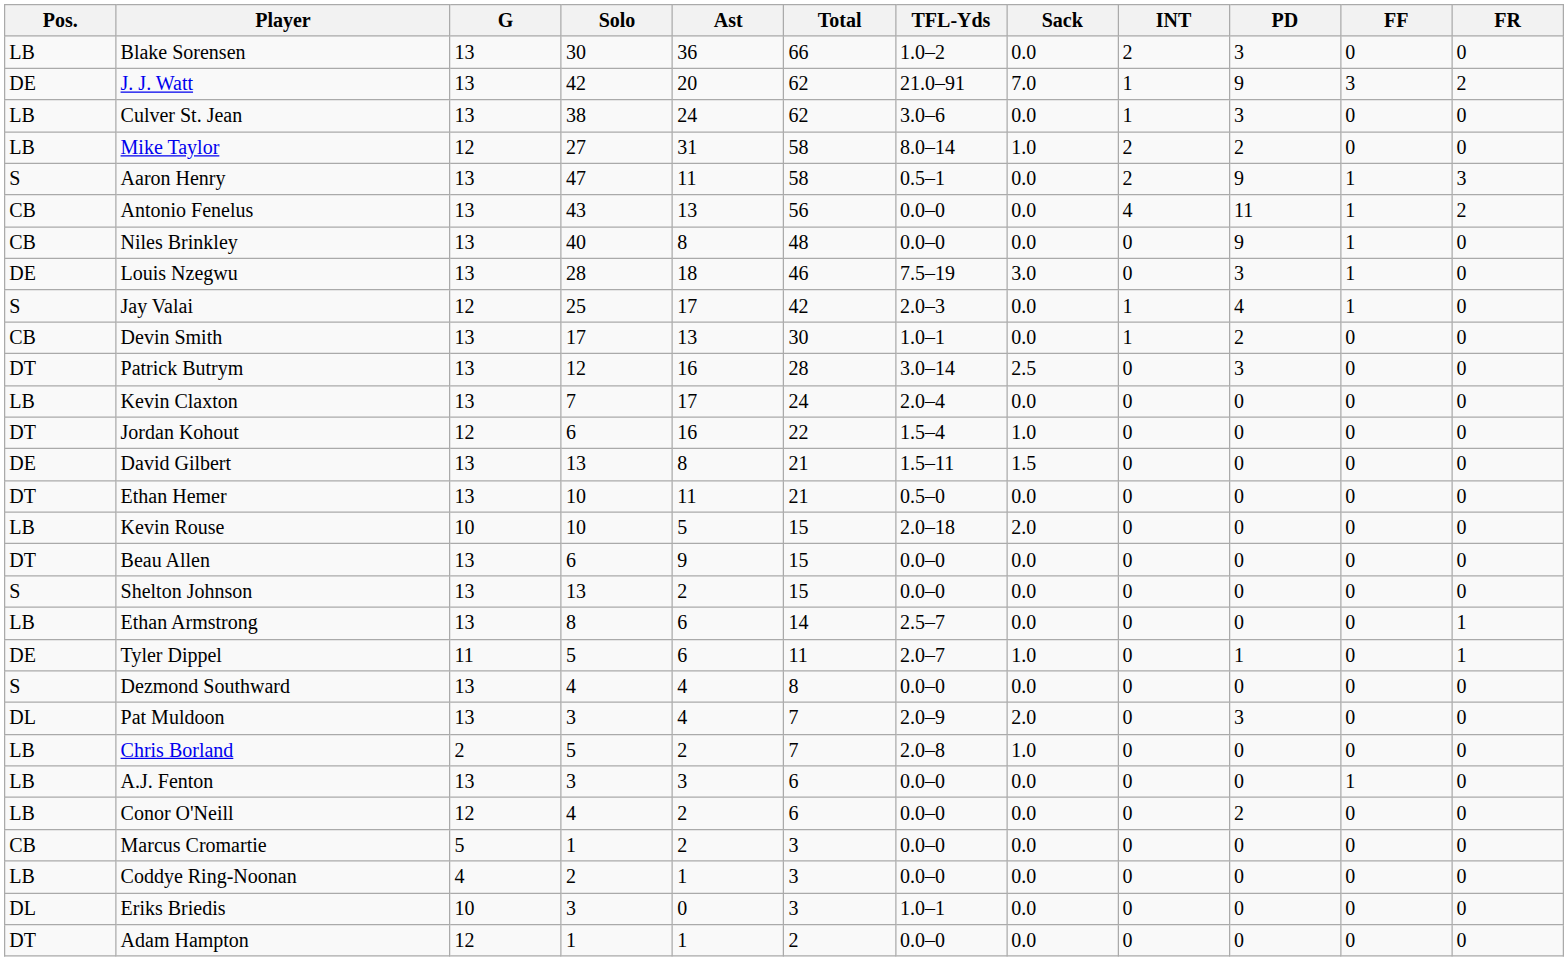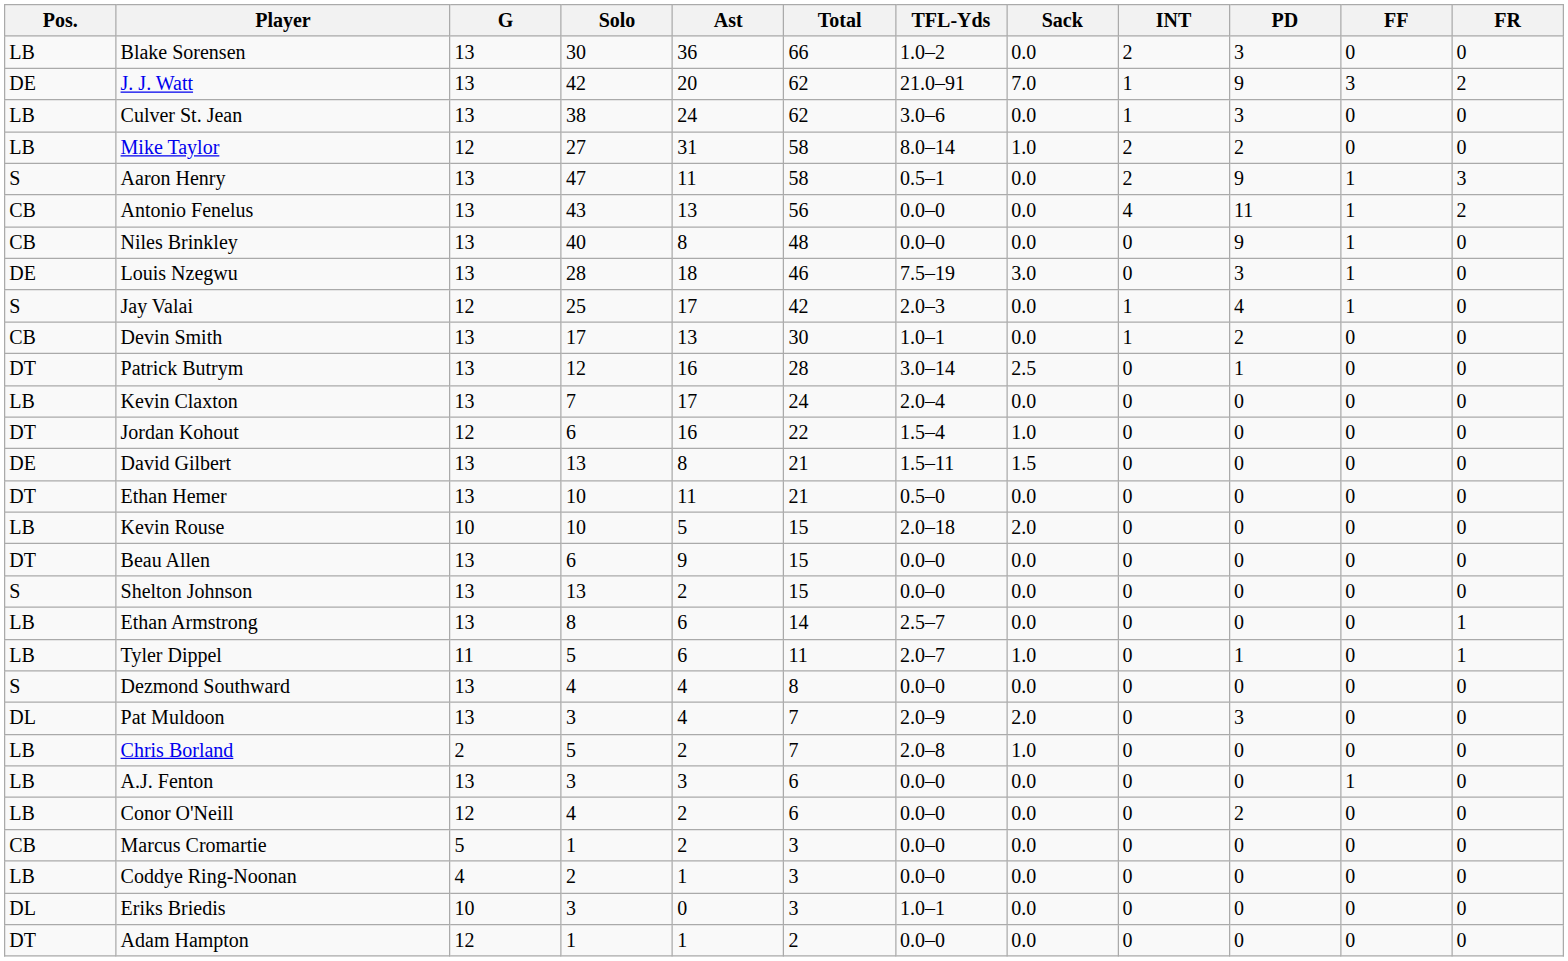(1239, 369) 3 -> (1239, 369) 1
(23, 654) DE -> (22, 654) LB
